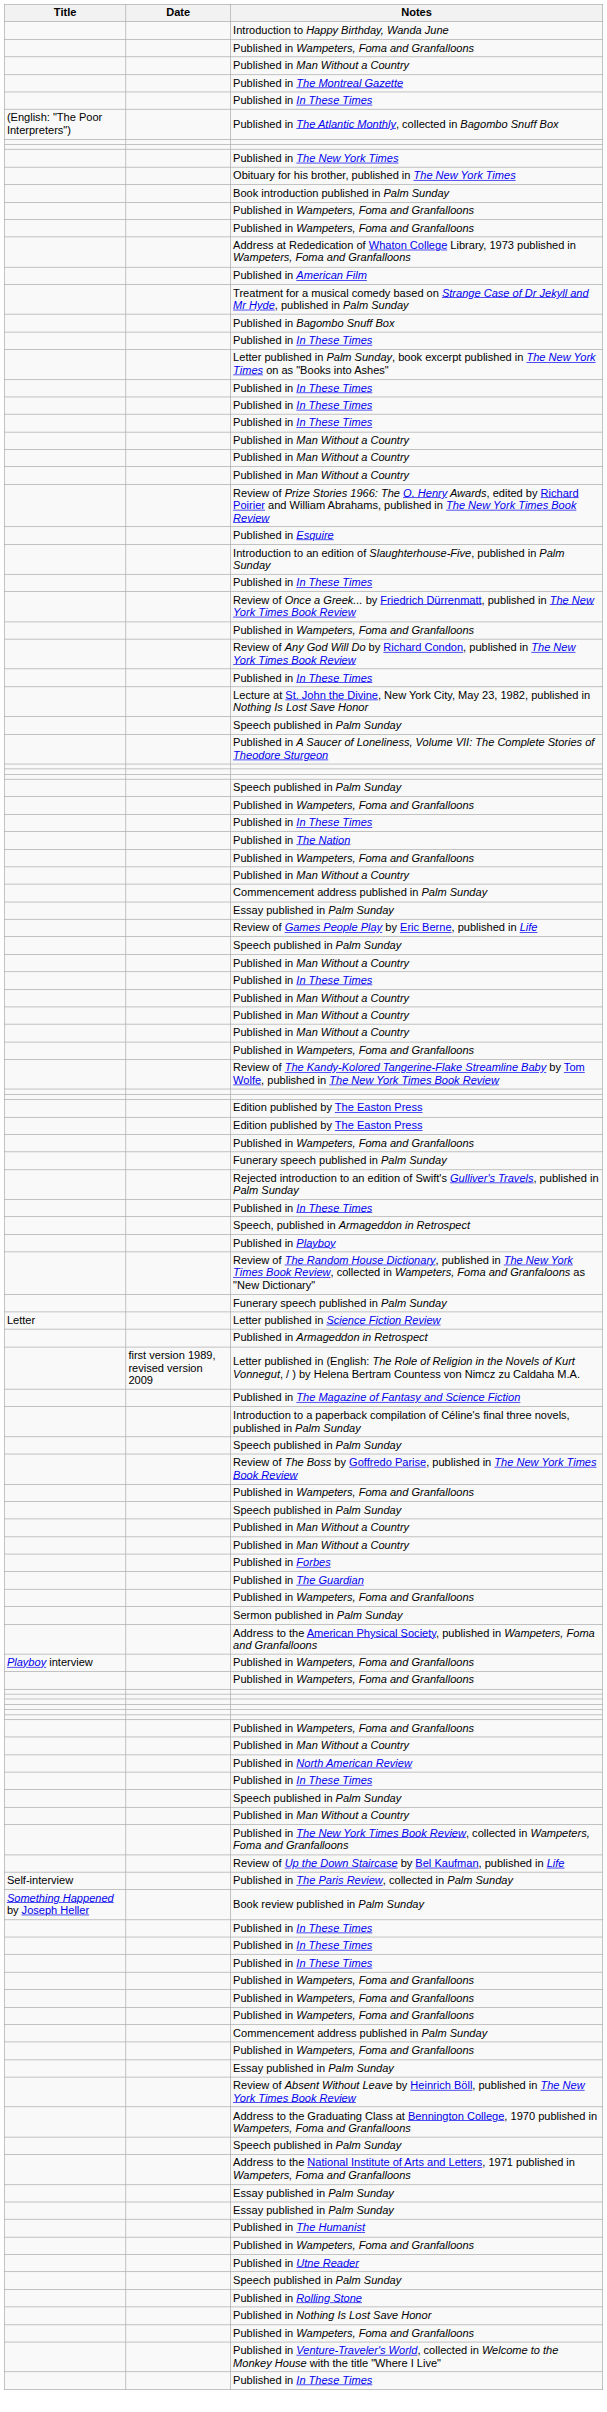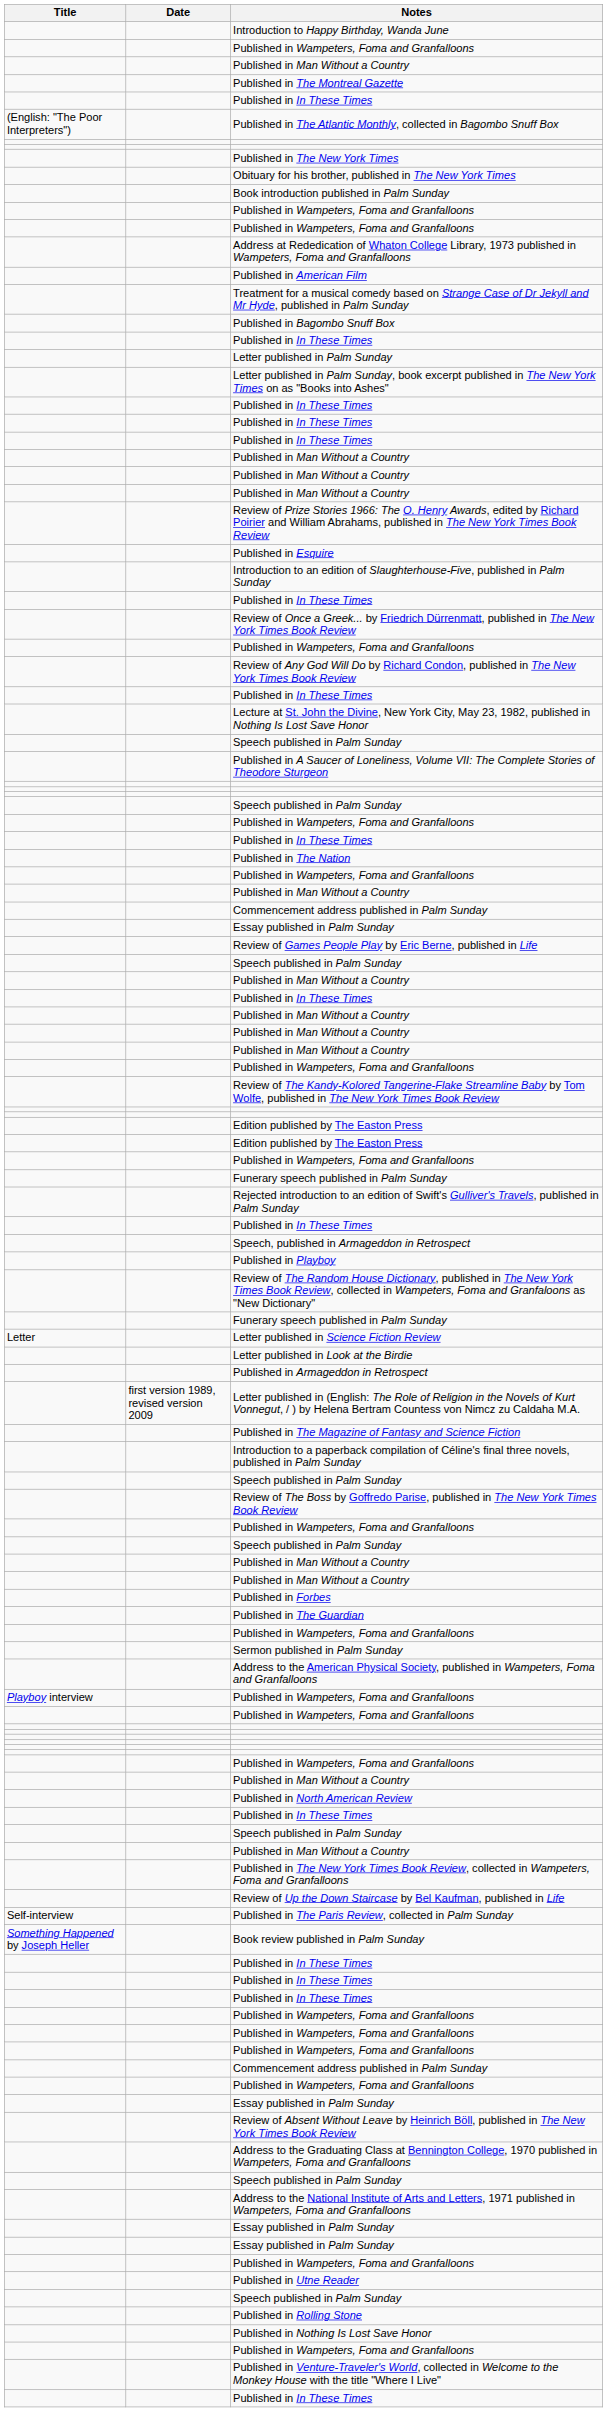+ row: (65, 358)
+ row: (65, 1356)
- row: (65, 2228)
